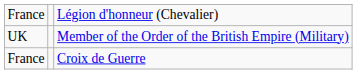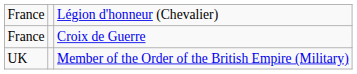rows swapped: (26, 58) <-> (17, 36)
